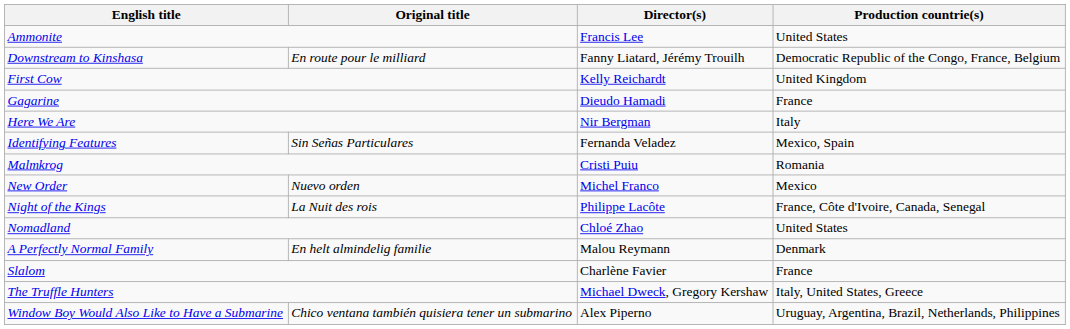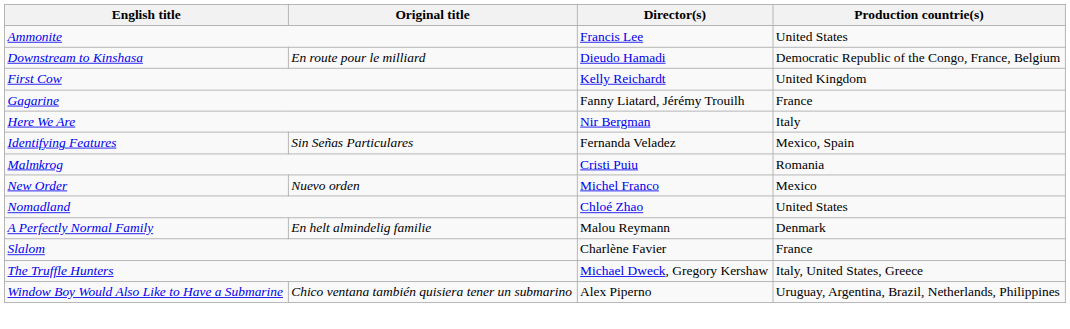(662, 57) Fanny Liatard, Jérémy Trouilh -> (623, 57) Dieudo Hamadi
(623, 100) Dieudo Hamadi -> (662, 100) Fanny Liatard, Jérémy Trouilh
- row: (57, 206)
